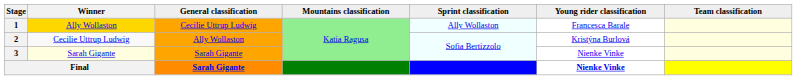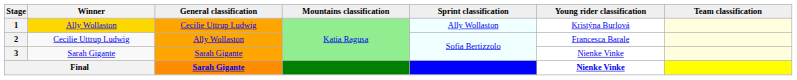(601, 25) Francesca Barale -> (601, 25) Kristýna Burlová
(601, 39) Kristýna Burlová -> (601, 39) Francesca Barale
(91, 54) lightyellow background -> (91, 54) no background
